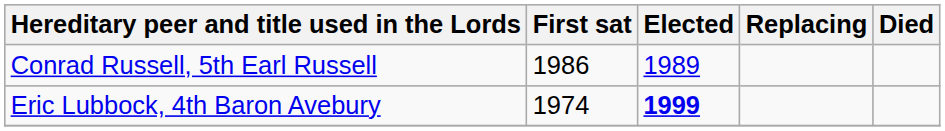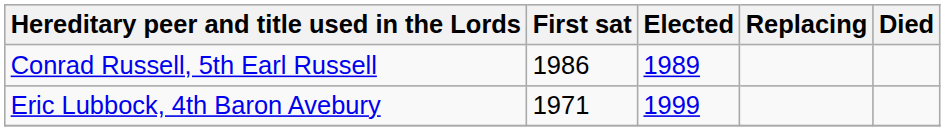(561, 105) 1974 -> (561, 105) 1971
(672, 105) bold -> (672, 105) normal
